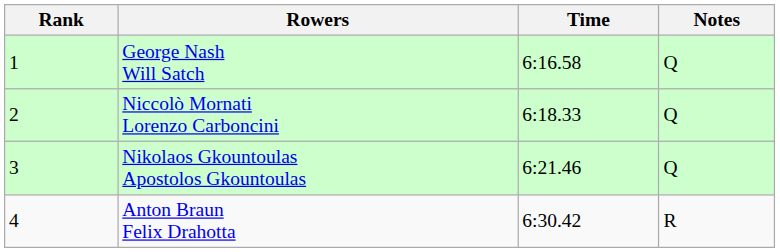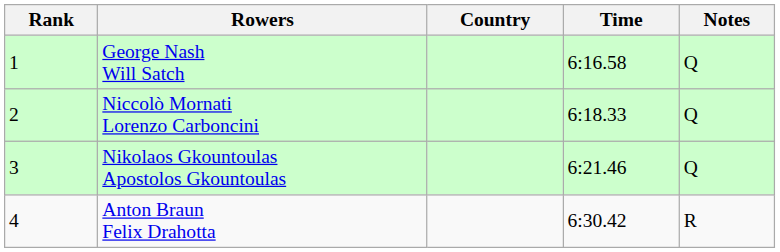+ column: (495, 19)
